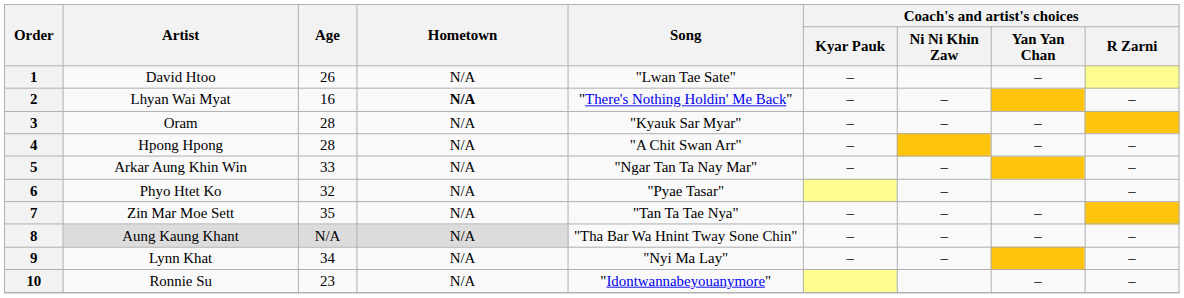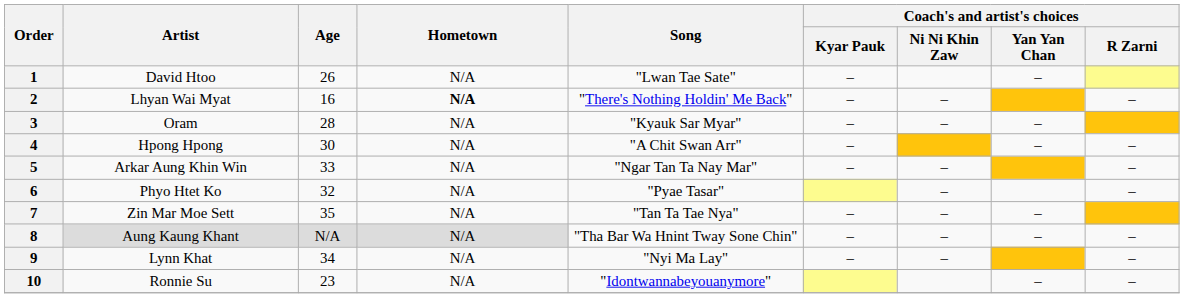(327, 145) 28 -> (327, 145) 30
